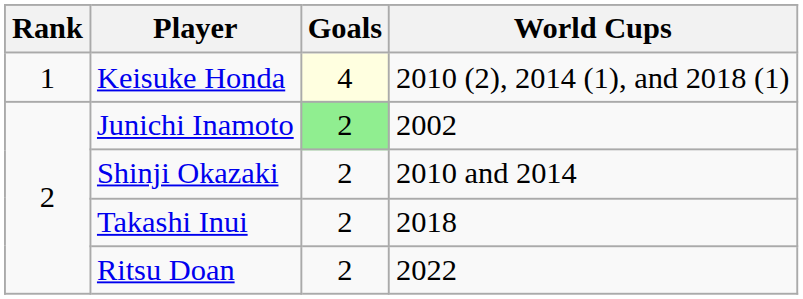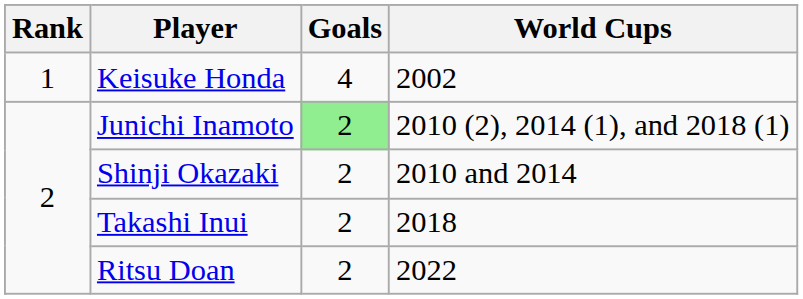(345, 76) lightyellow background -> (345, 76) no background
(593, 76) 2010 (2), 2014 (1), and 2018 (1) -> (426, 76) 2002
(426, 125) 2002 -> (593, 125) 2010 (2), 2014 (1), and 2018 (1)
